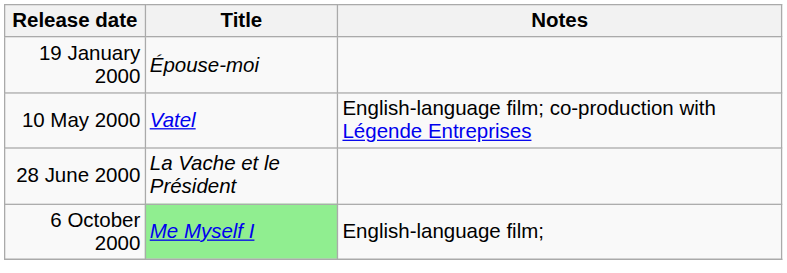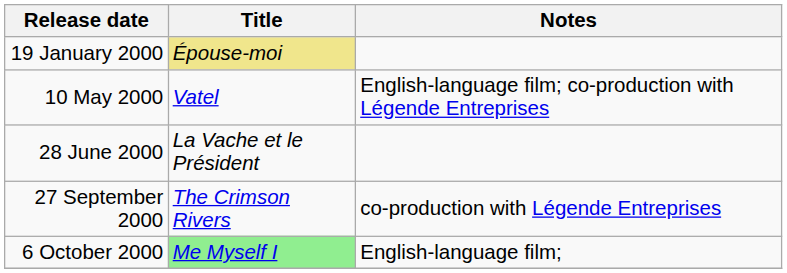(204, 64) no background -> (227, 53) khaki background
+ row: (99, 208)
